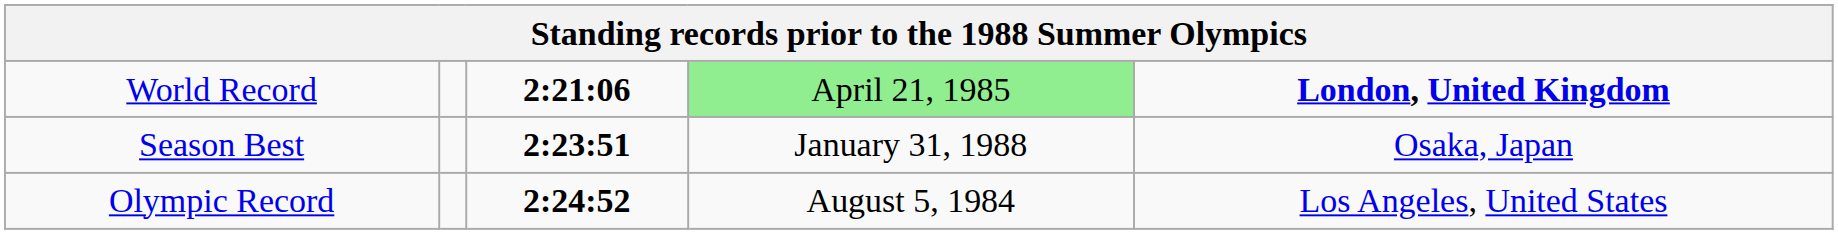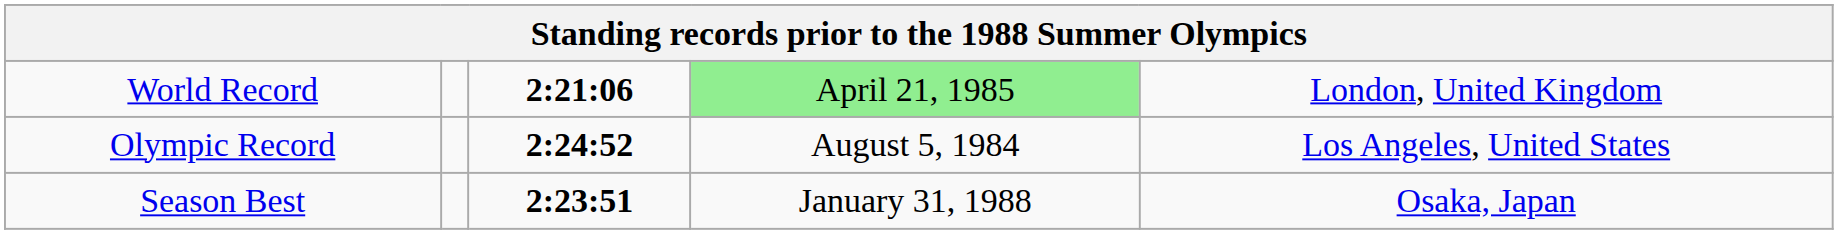(1483, 88) bold -> (1486, 88) normal
rows swapped: (222, 200) <-> (222, 144)
